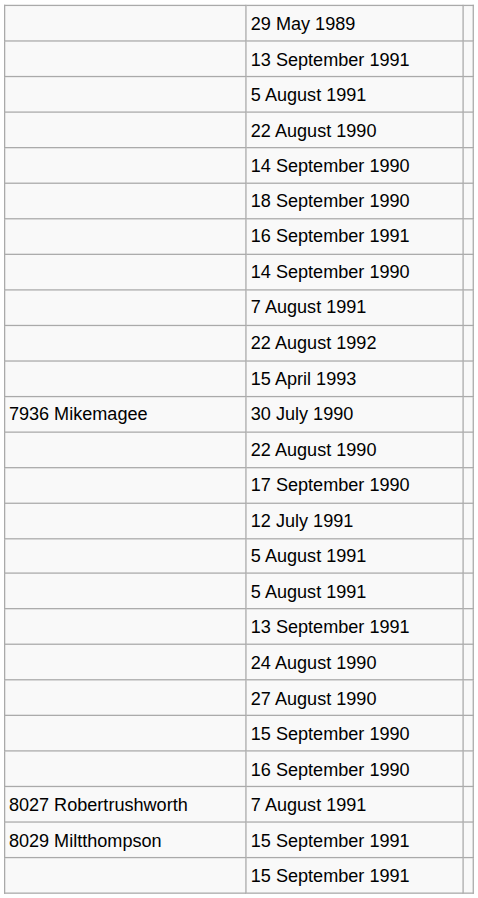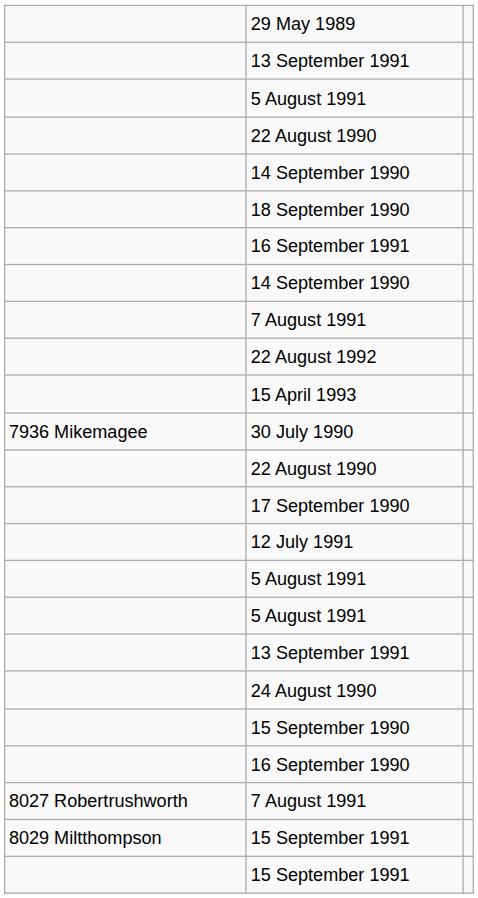- row: (126, 698)
